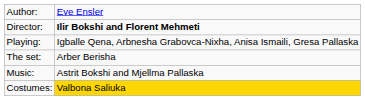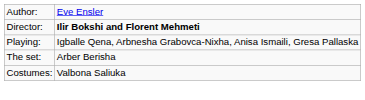- row: (20, 73)
(91, 88) gold background -> (91, 73) no background
